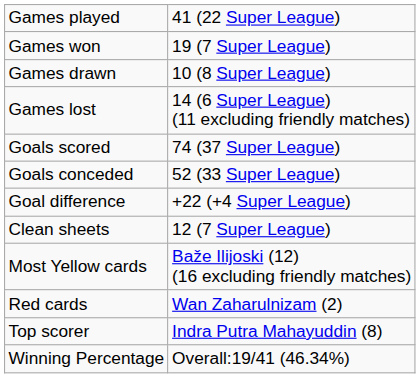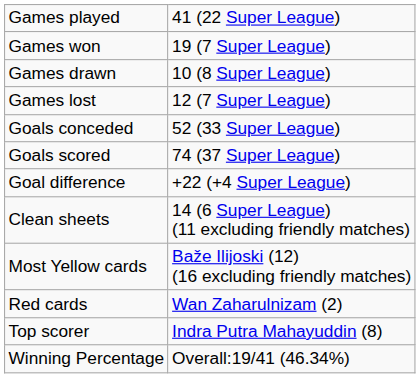(291, 110) 14 (6 Super League) (11 excluding friendly matches) -> (251, 100) 12 (7 Super League)
rows swapped: (59, 147) <-> (71, 174)
(251, 229) 12 (7 Super League) -> (291, 219) 14 (6 Super League) (11 excluding friendly matches)
